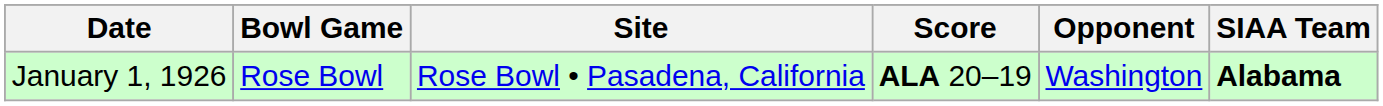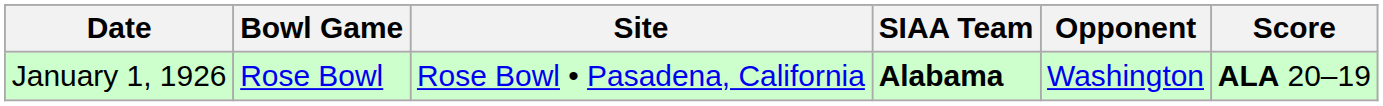columns swapped: (1293, 28) <-> (955, 28)
